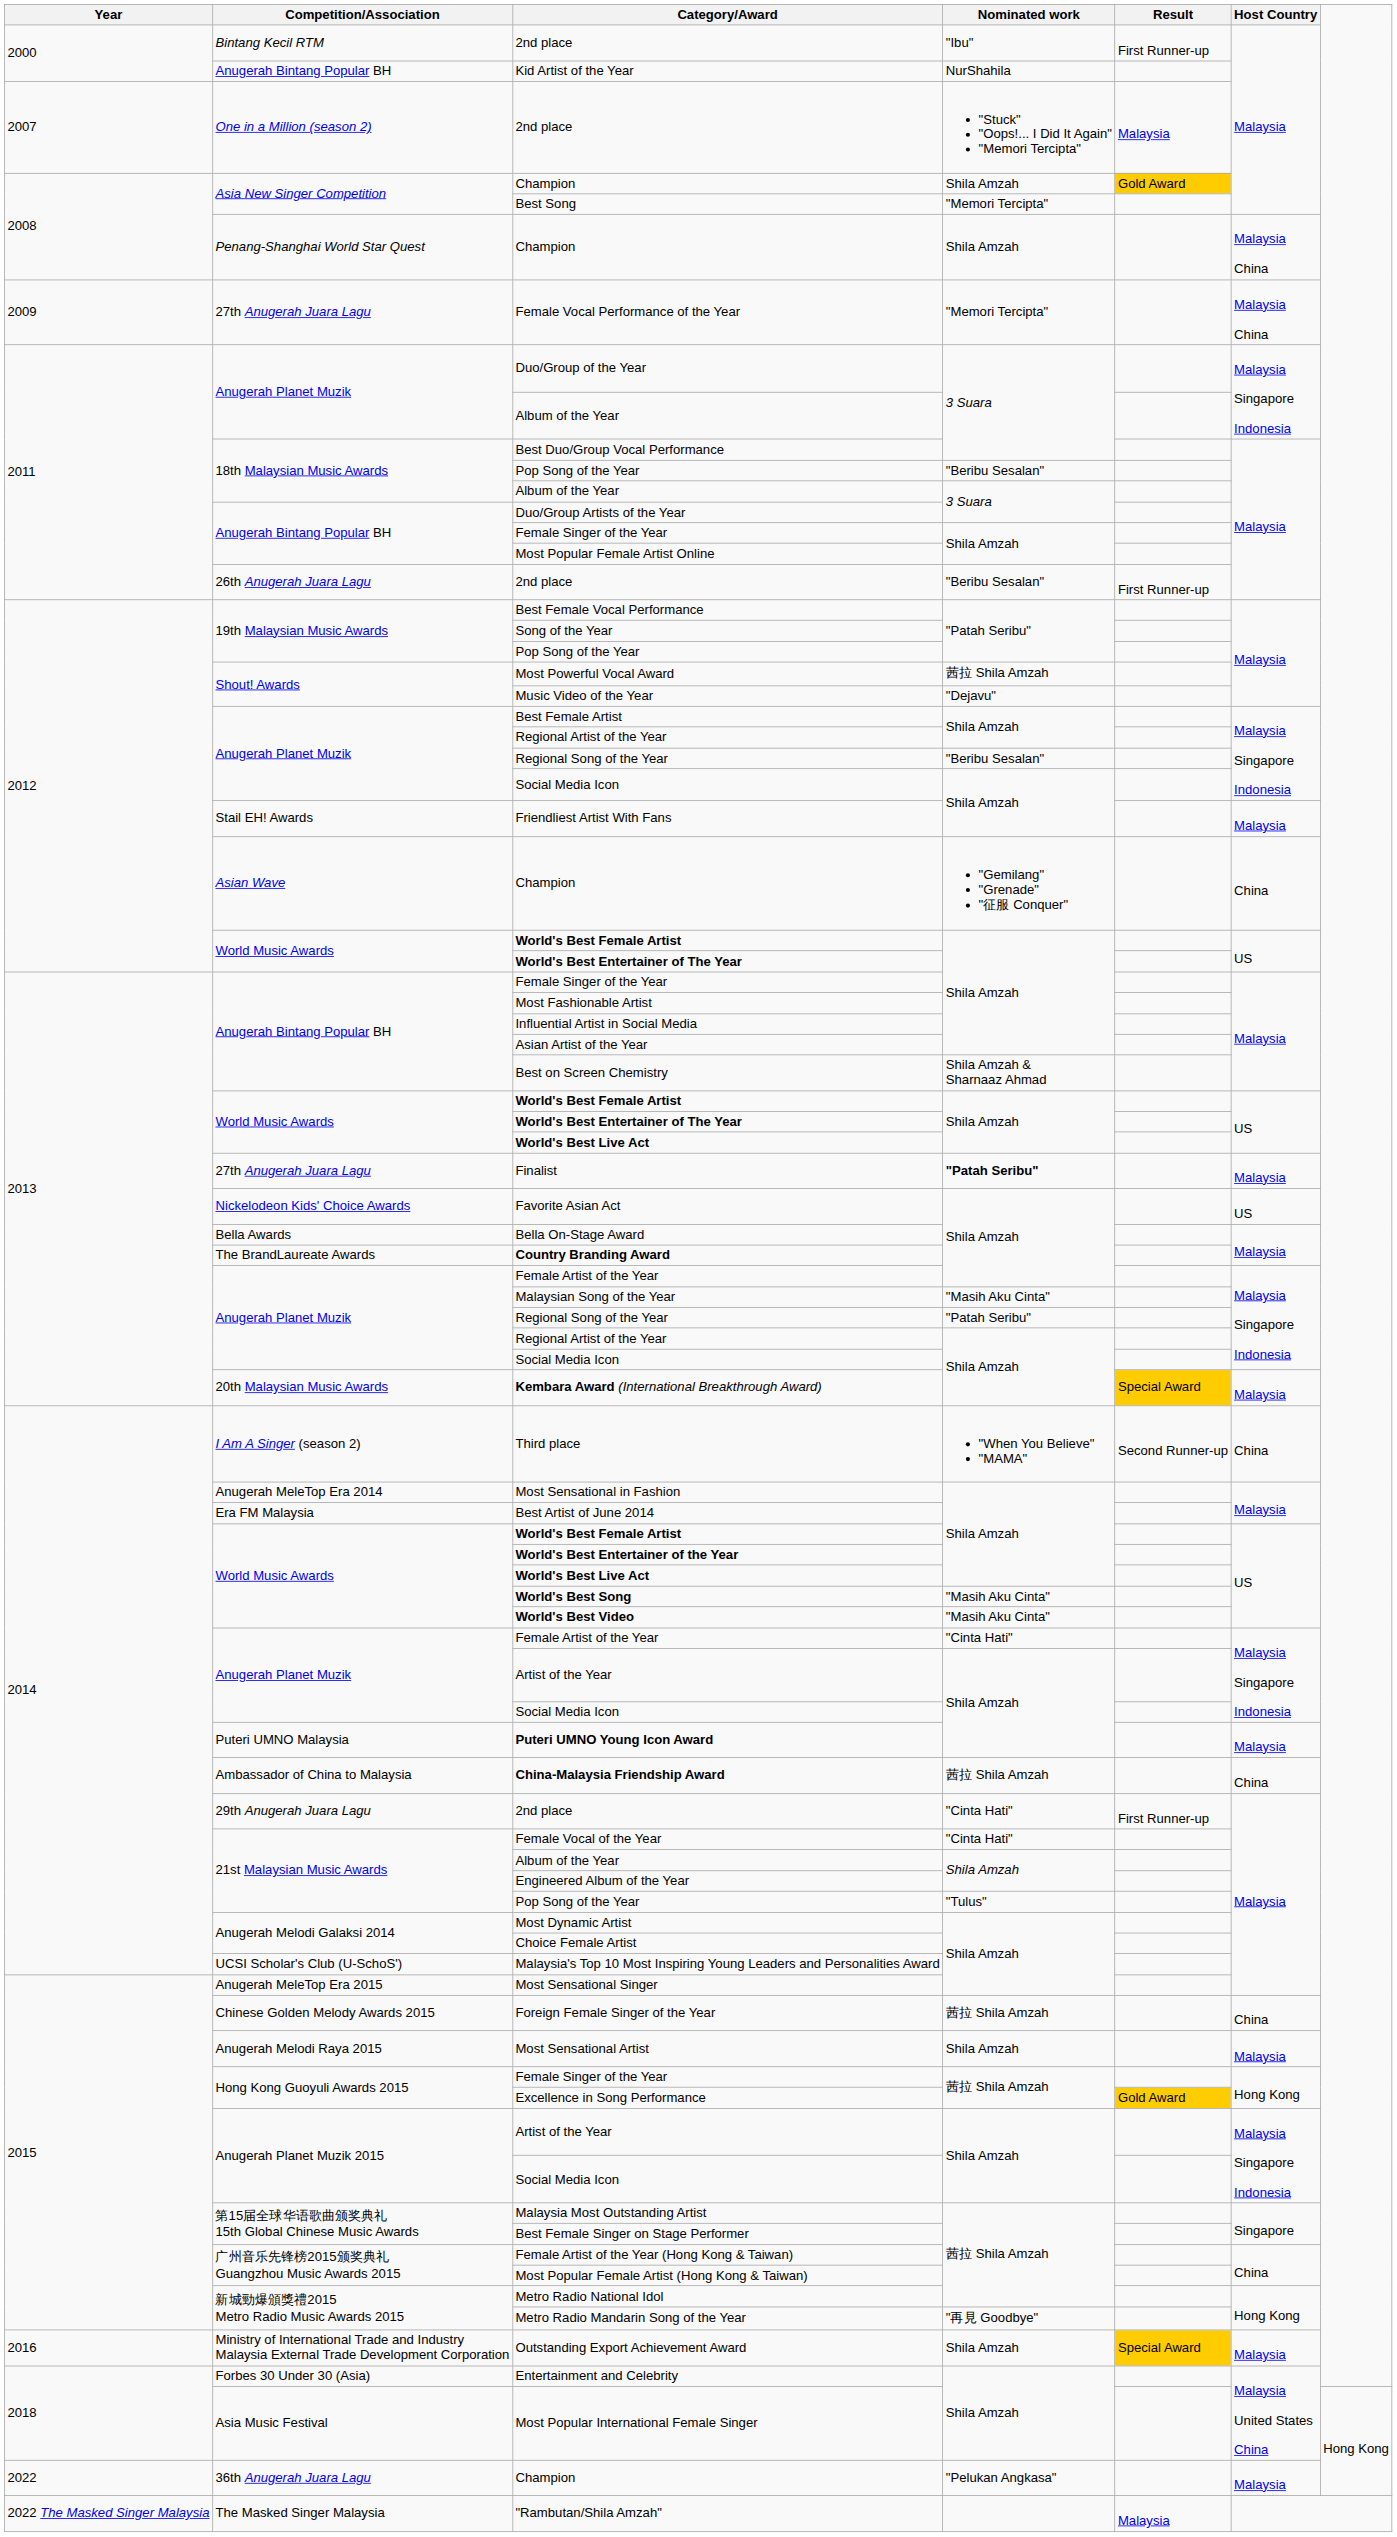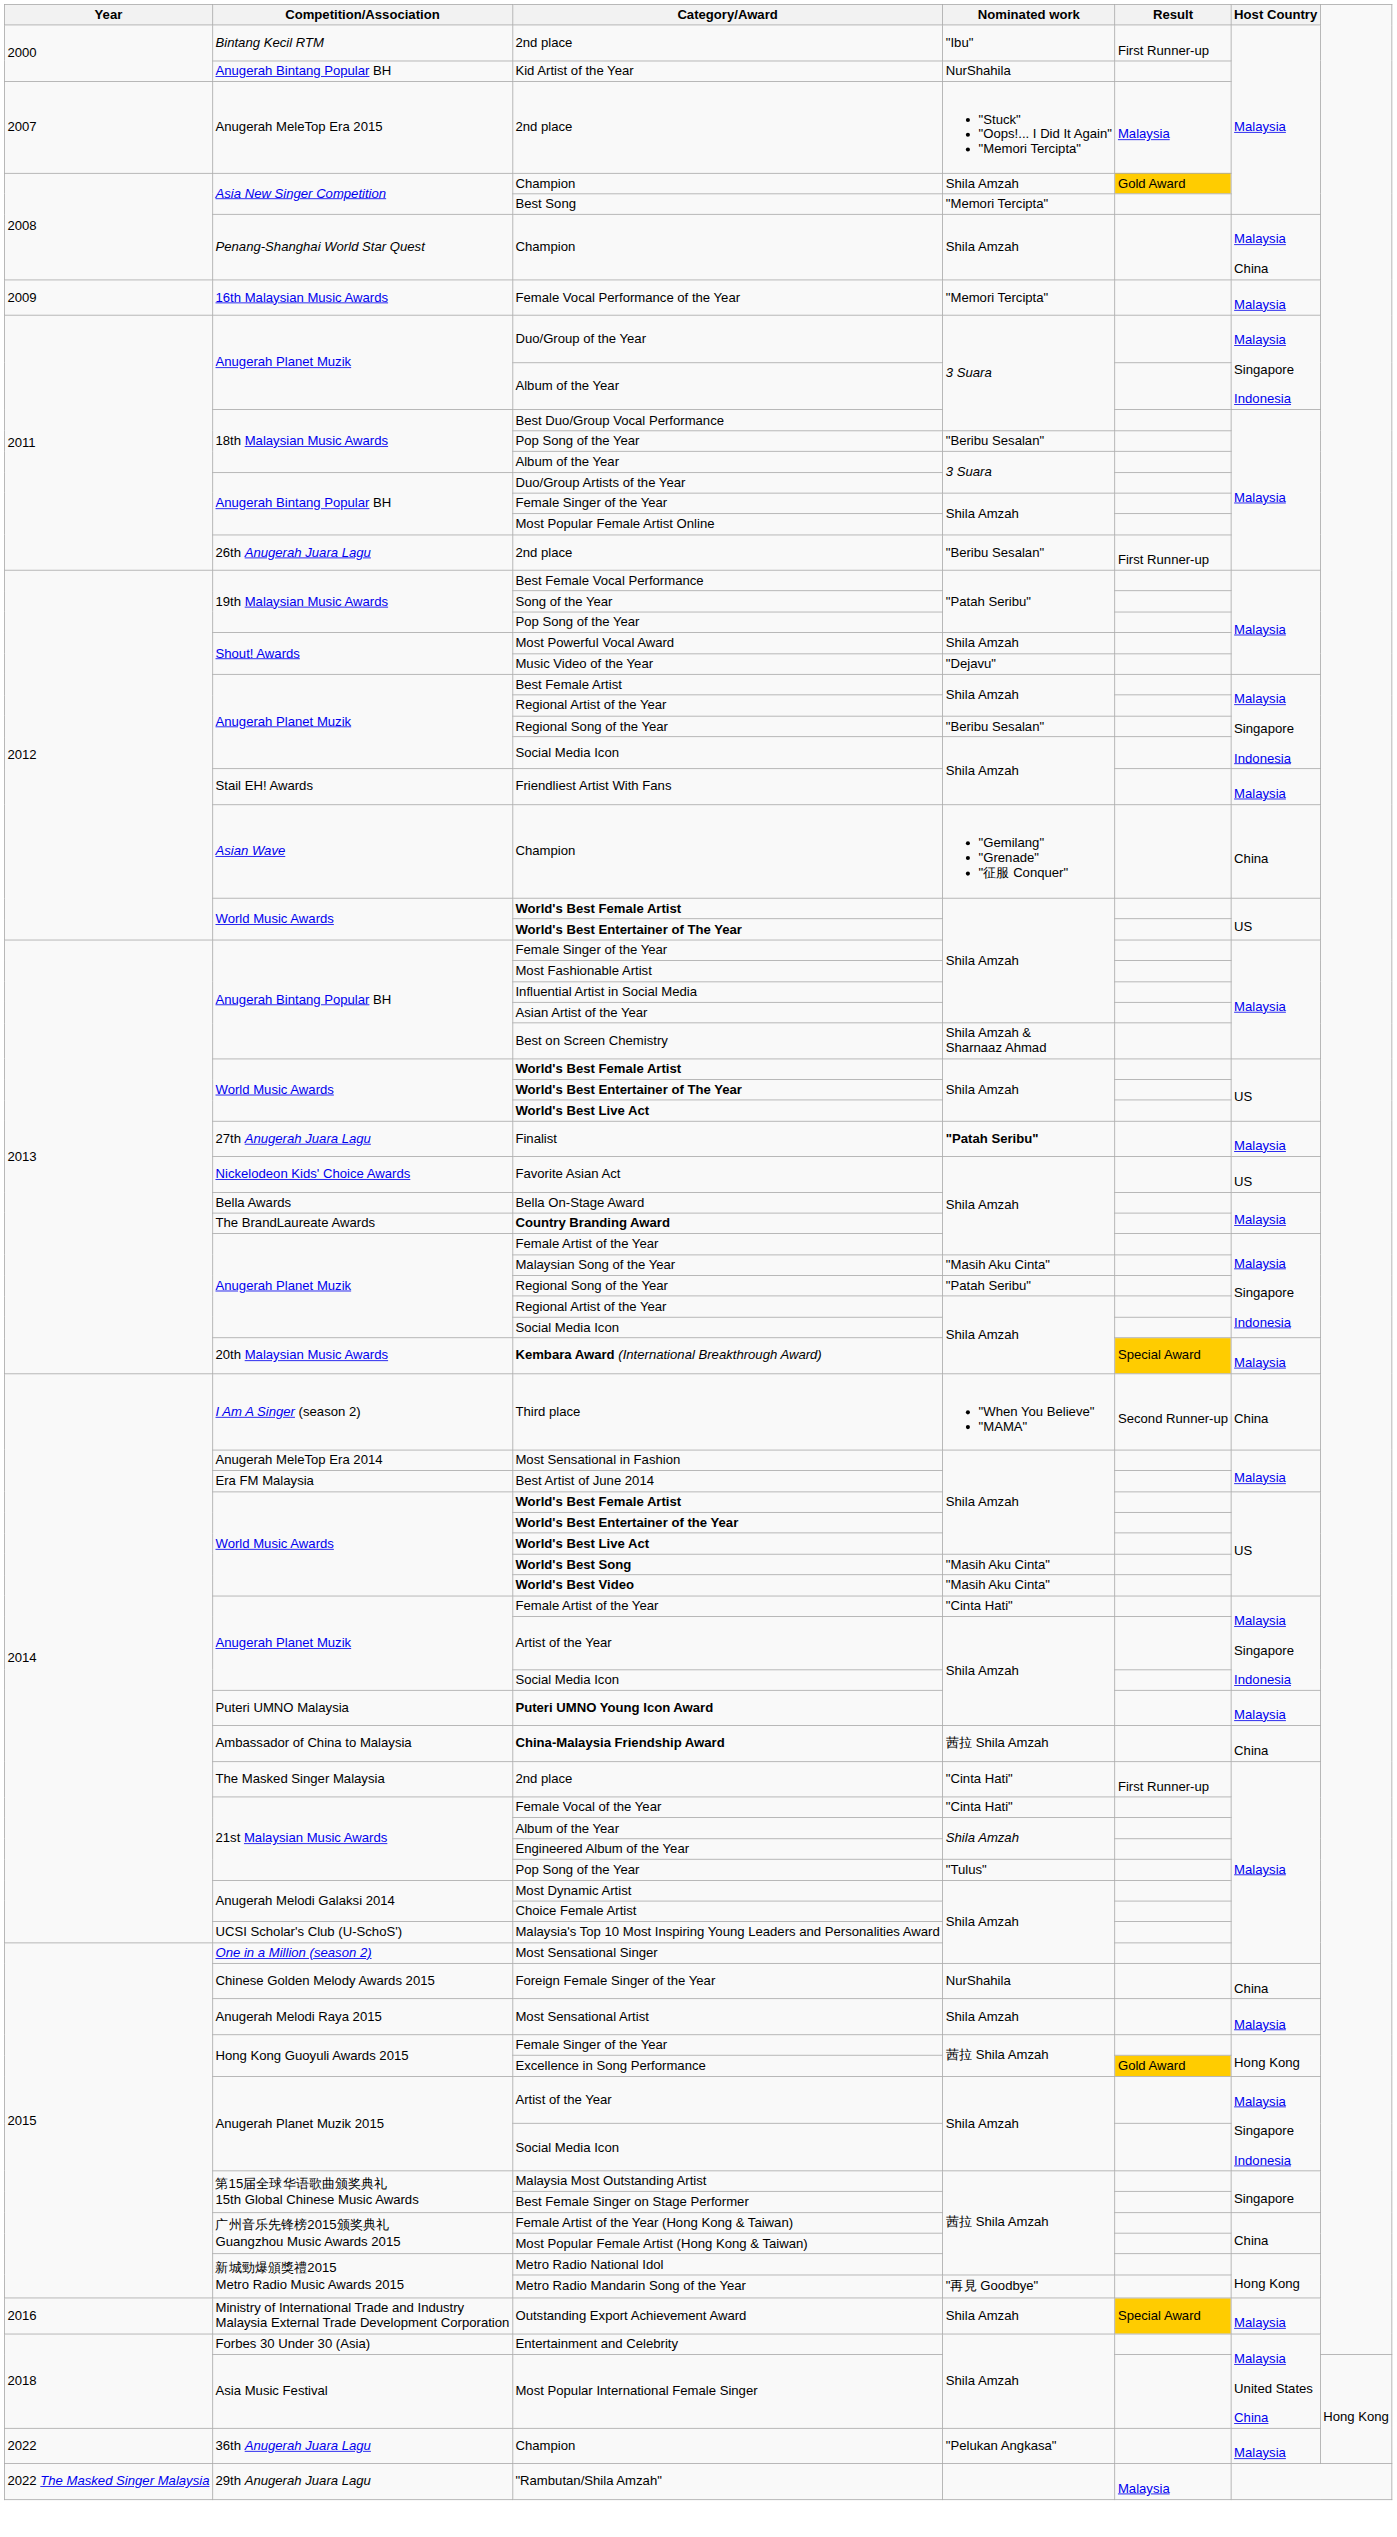(294, 127) One in a Million (season 2) -> (299, 127) Anugerah MeleTop Era 2015
(293, 312) 27th Anugerah Juara Lagu -> (302, 297) 16th Malaysian Music Awards
(1260, 319) Malaysia China -> (1260, 304) Malaysia
(997, 673) 茜拉 Shila Amzah -> (982, 643) Shila Amzah
(293, 1811) 29th Anugerah Juara Lagu -> (300, 1779) The Masked Singer Malaysia
(299, 1985) Anugerah MeleTop Era 2015 -> (294, 1953) One in a Million (season 2)
(997, 2012) 茜拉 Shila Amzah -> (978, 1981) NurShahila
(300, 2513) The Masked Singer Malaysia -> (293, 2481) 29th Anugerah Juara Lagu
